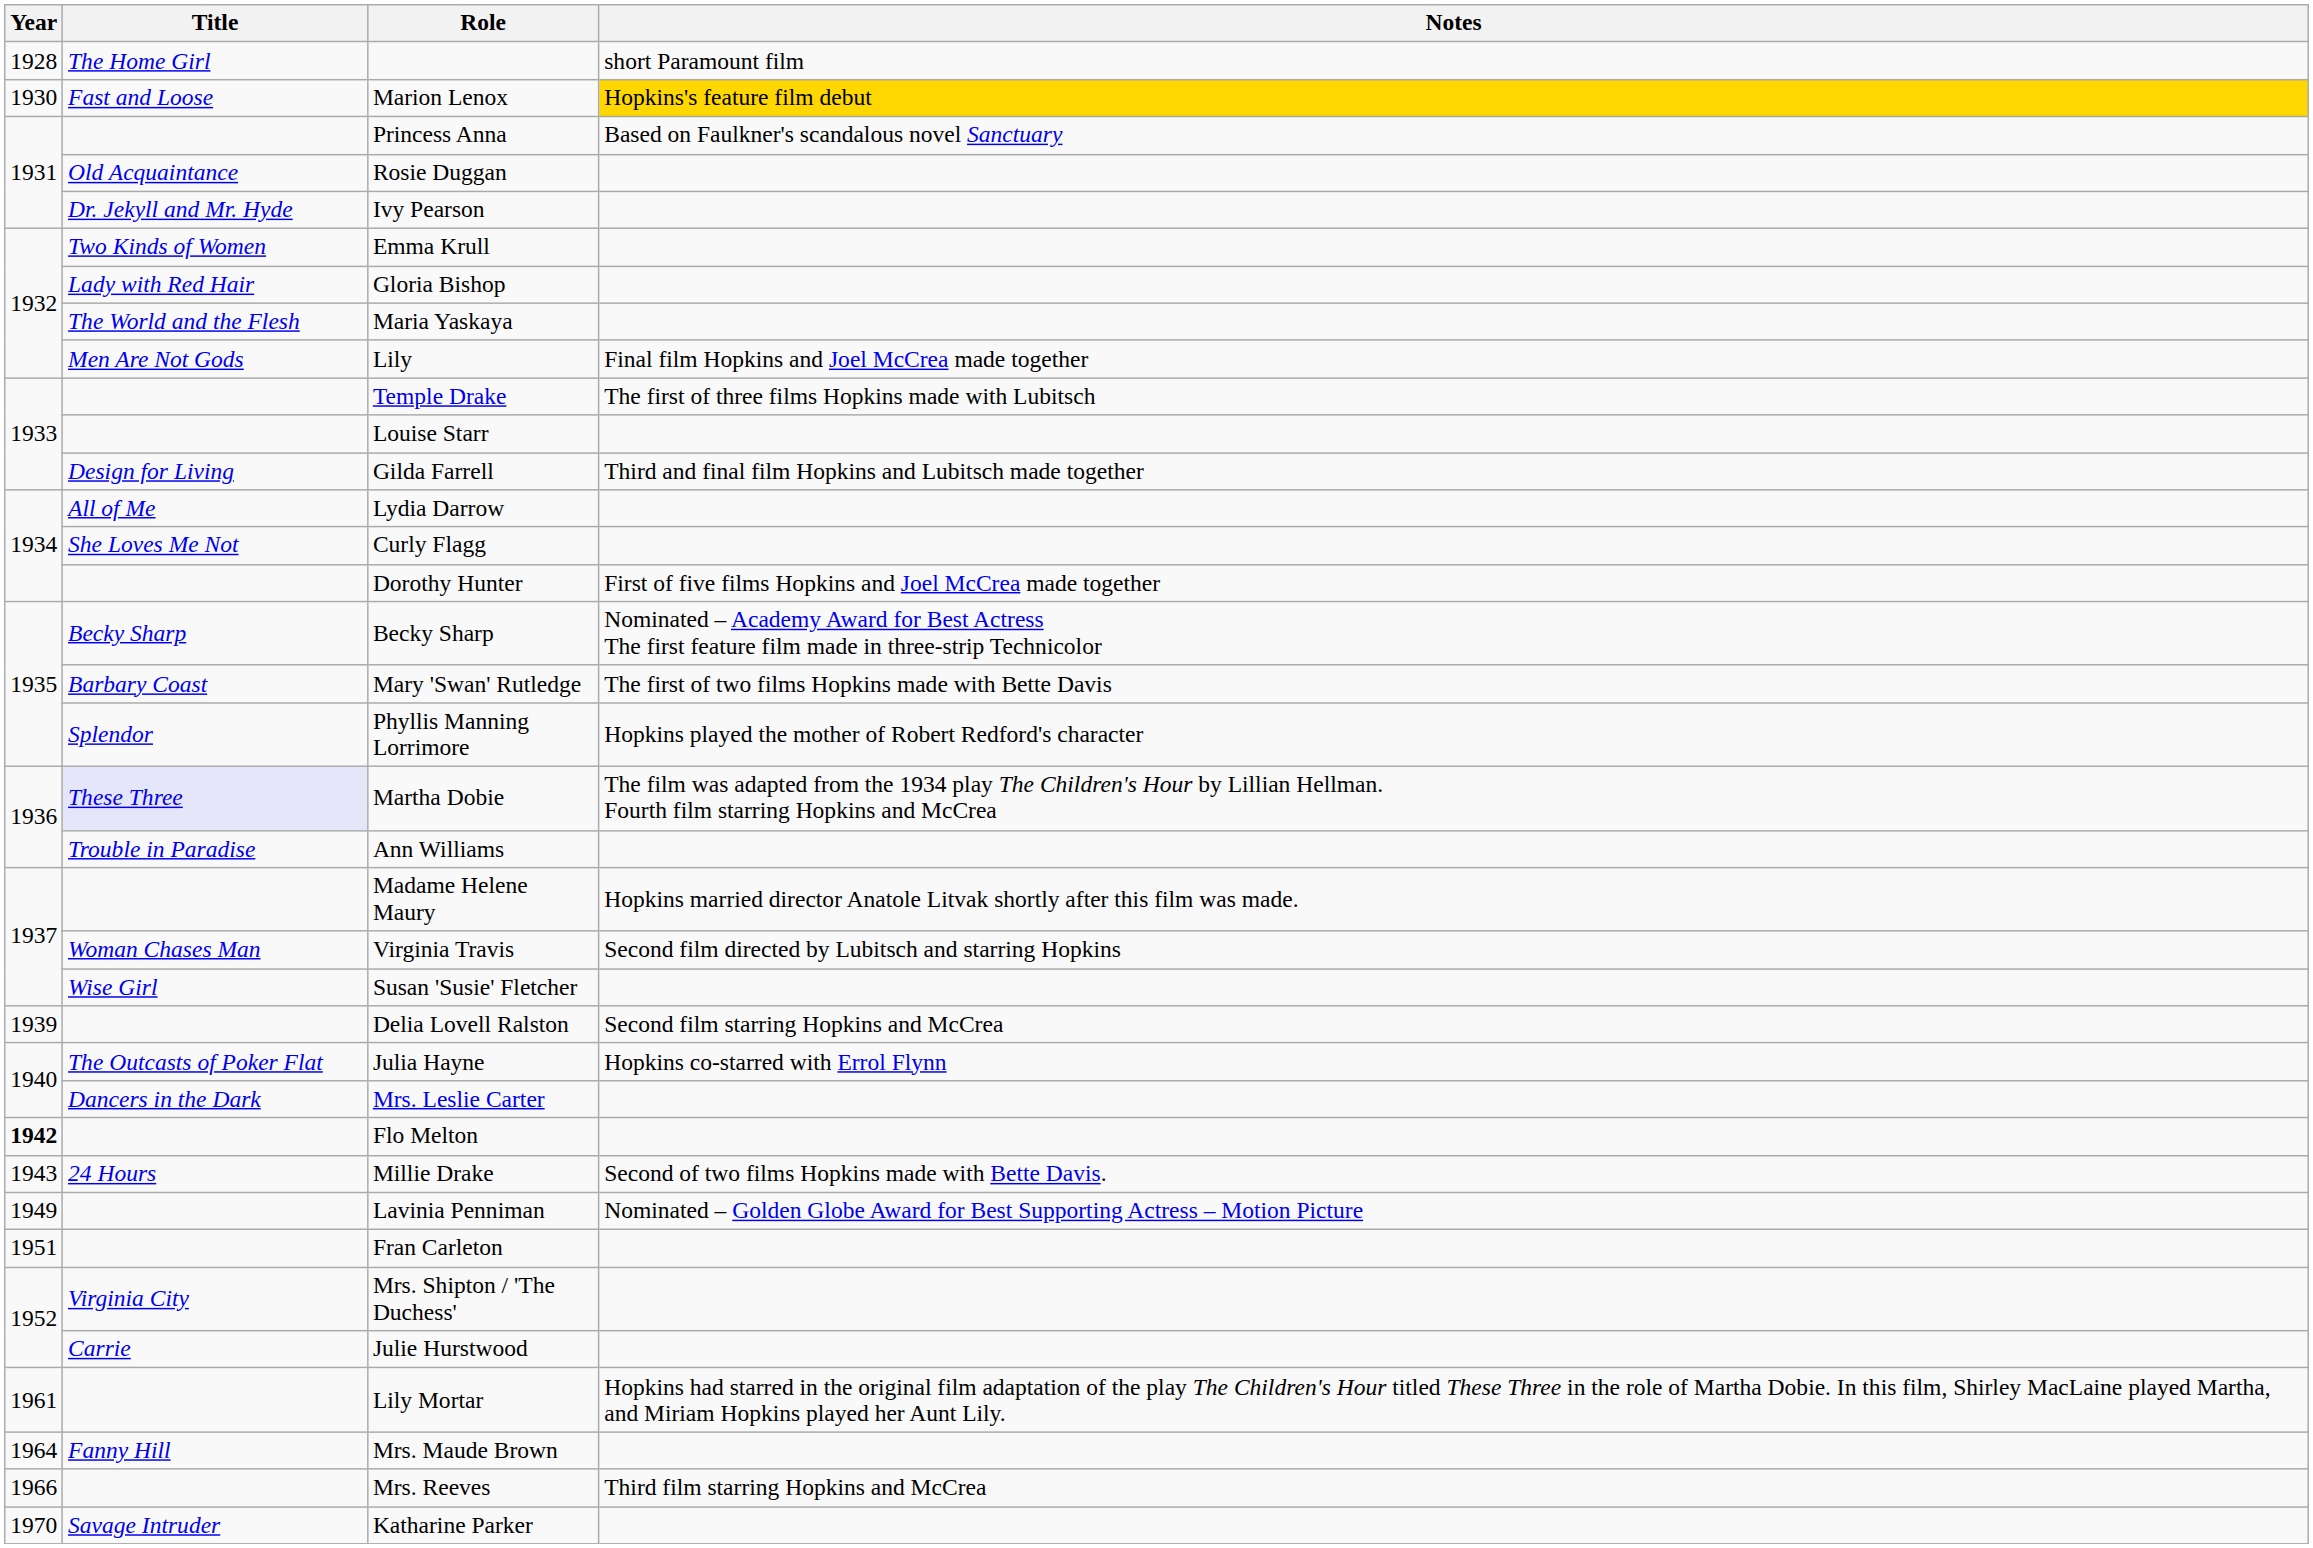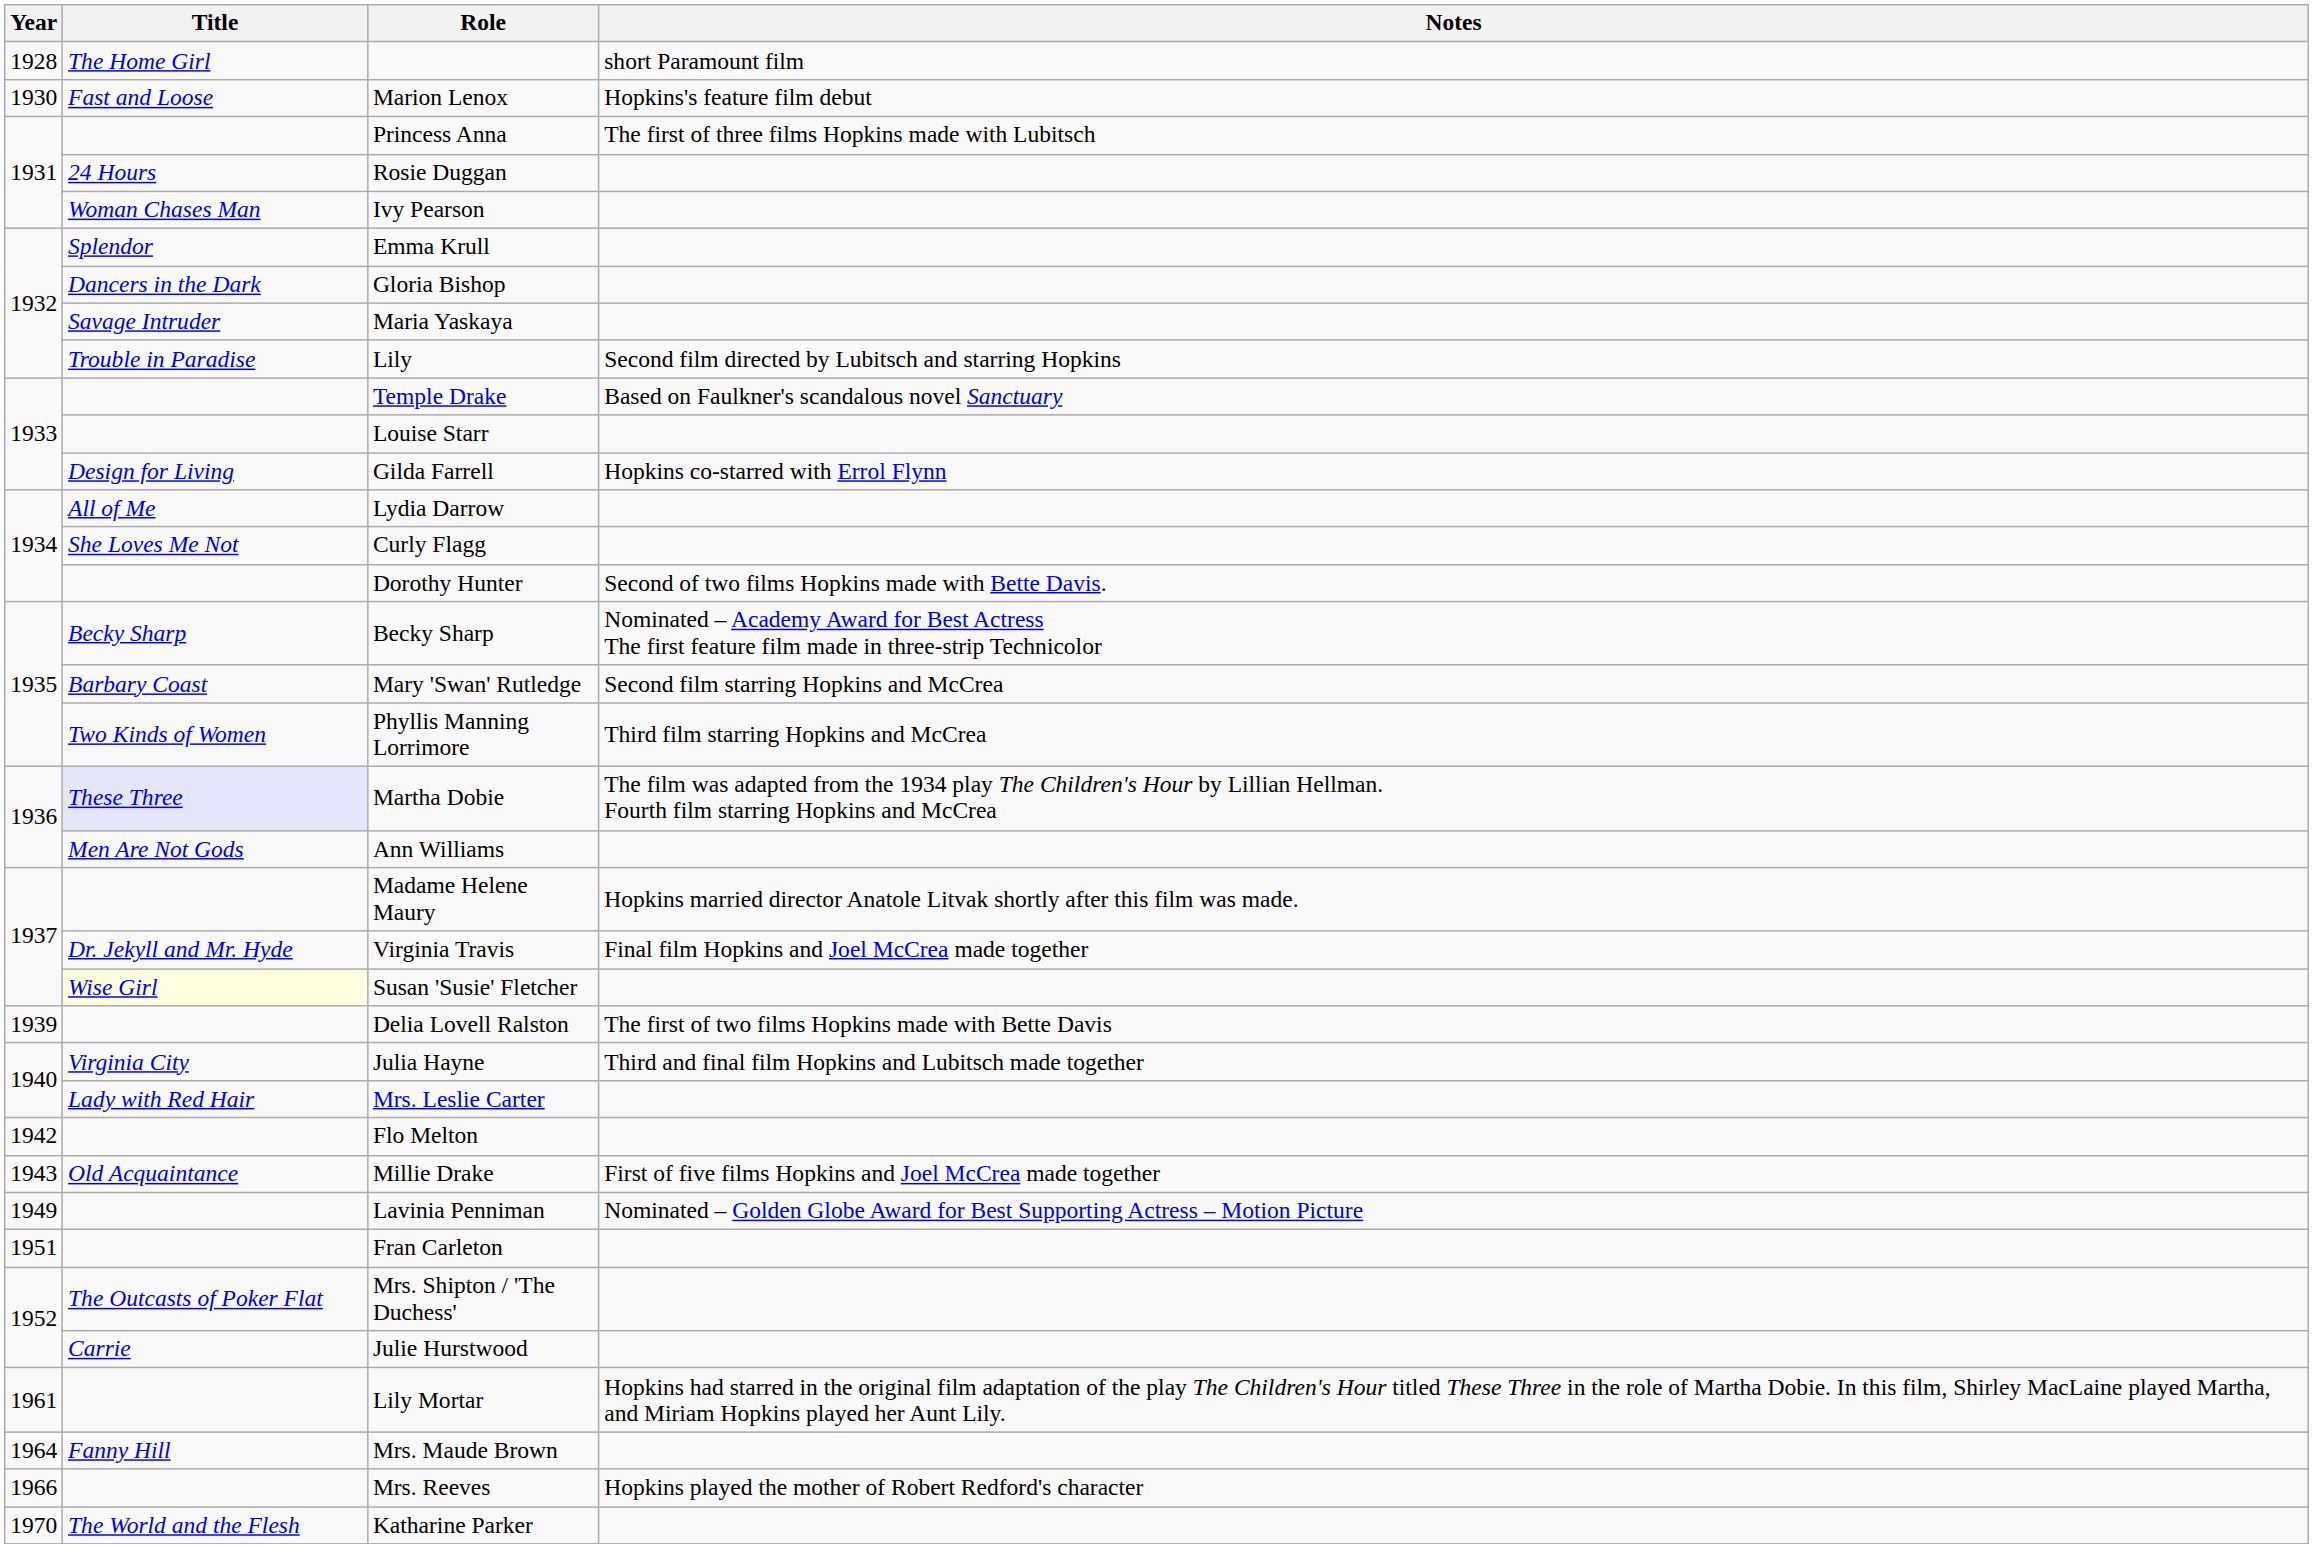(738, 97) gold background -> (738, 97) no background
(833, 135) Based on Faulkner's scandalous novel Sanctuary -> (850, 135) The first of three films Hopkins made with Lubitsch
(153, 172) Old Acquaintance -> (112, 172) 24 Hours
(180, 209) Dr. Jekyll and Mr. Hyde -> (164, 209) Woman Chases Man
(167, 246) Two Kinds of Women -> (111, 246) Splendor
(161, 284) Lady with Red Hair -> (164, 284) Dancers in the Dark
(184, 321) The World and the Flesh -> (144, 321) Savage Intruder
(156, 358) Men Are Not Gods -> (162, 358) Trouble in Paradise
(846, 358) Final film Hopkins and Joel McCrea made together -> (863, 358) Second film directed by Lubitsch and starring Hopkins
(850, 396) The first of three films Hopkins made with Lubitsch -> (833, 396) Based on Faulkner's scandalous novel Sanctuary
(874, 470) Third and final film Hopkins and Lubitsch made together -> (775, 470) Hopkins co-starred with Errol Flynn
(882, 582) First of five films Hopkins and Joel McCrea made together -> (855, 582) Second of two films Hopkins made with Bette Davis.
(858, 683) The first of two films Hopkins made with Bette Davis -> (804, 683) Second film starring Hopkins and McCrea
(111, 734) Splendor -> (167, 734) Two Kinds of Women
(874, 734) Hopkins played the mother of Robert Redford's character -> (795, 734) Third film starring Hopkins and McCrea
(162, 848) Trouble in Paradise -> (156, 848) Men Are Not Gods
(164, 949) Woman Chases Man -> (180, 949) Dr. Jekyll and Mr. Hyde
(863, 949) Second film directed by Lubitsch and starring Hopkins -> (846, 949) Final film Hopkins and Joel McCrea made together
(113, 986) no background -> (113, 986) lightyellow background
(804, 1024) Second film starring Hopkins and McCrea -> (858, 1024) The first of two films Hopkins made with Bette Davis
(195, 1061) The Outcasts of Poker Flat -> (128, 1061) Virginia City
(775, 1061) Hopkins co-starred with Errol Flynn -> (874, 1061) Third and final film Hopkins and Lubitsch made together
(164, 1098) Dancers in the Dark -> (161, 1098) Lady with Red Hair
(34, 1136) bold -> (34, 1136) normal
(112, 1173) 24 Hours -> (153, 1173) Old Acquaintance
(855, 1173) Second of two films Hopkins made with Bette Davis. -> (882, 1173) First of five films Hopkins and Joel McCrea made together
(128, 1298) Virginia City -> (195, 1298) The Outcasts of Poker Flat
(795, 1487) Third film starring Hopkins and McCrea -> (874, 1487) Hopkins played the mother of Robert Redford's character
(144, 1524) Savage Intruder -> (184, 1524) The World and the Flesh
